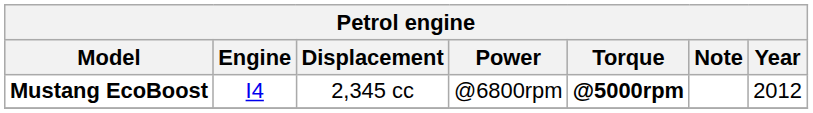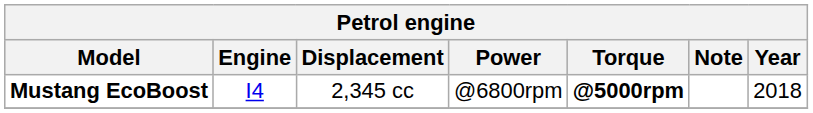(778, 92) 2012 -> (778, 92) 2018
